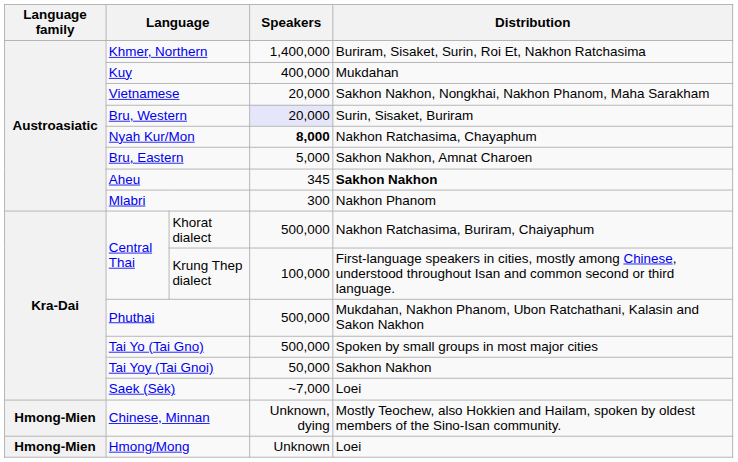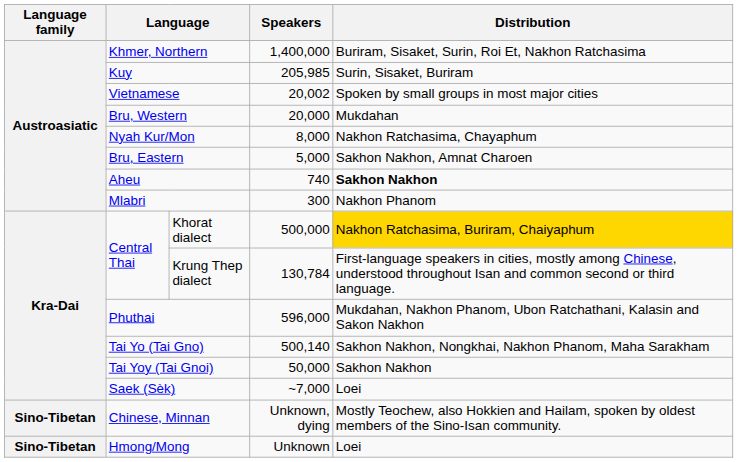(305, 72) 400,000 -> (305, 72) 205,985
(367, 72) Mukdahan -> (405, 72) Surin, Sisaket, Buriram
(309, 94) 20,000 -> (309, 94) 20,002
(523, 94) Sakhon Nakhon, Nongkhai, Nakhon Phanom, Maha Sarakham -> (467, 94) Spoken by small groups in most major cities
(309, 115) lavender background -> (309, 115) no background
(405, 115) Surin, Sisaket, Buriram -> (367, 115) Mukdahan
(313, 136) bold -> (313, 136) normal
(318, 179) 345 -> (318, 179) 740
(465, 229) no background -> (465, 229) gold background
(305, 273) 100,000 -> (305, 273) 130,784
(305, 317) 500,000 -> (305, 317) 596,000
(305, 346) 500,000 -> (305, 346) 500,140
(467, 346) Spoken by small groups in most major cities -> (523, 346) Sakhon Nakhon, Nongkhai, Nakhon Phanom, Maha Sarakham
(55, 418) Hmong-Mien -> (55, 418) Sino-Tibetan
(55, 446) Hmong-Mien -> (55, 446) Sino-Tibetan
